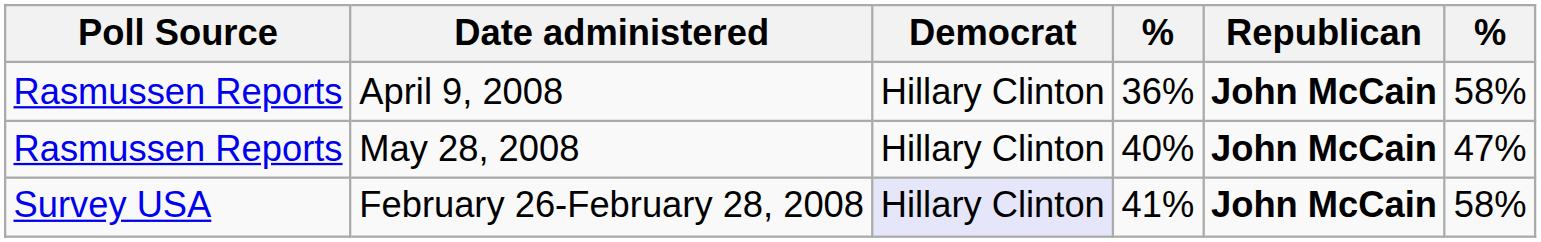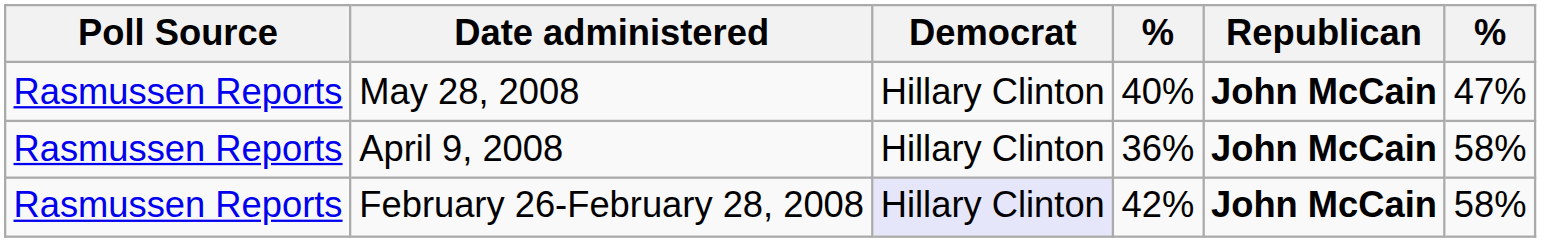rows swapped: (469, 148) <-> (461, 90)
(112, 206) Survey USA -> (178, 206) Rasmussen Reports
(1158, 206) 41% -> (1158, 206) 42%
